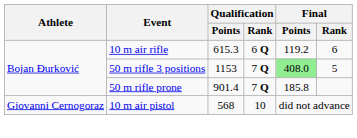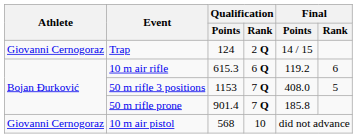+ row: (120, 50)
(296, 68) lightgreen background -> (297, 87) no background
